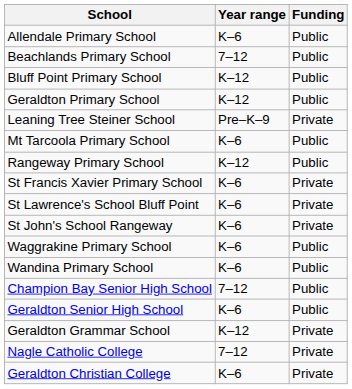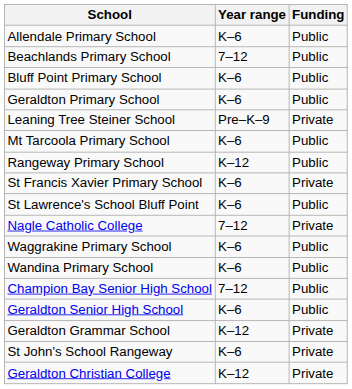(234, 78) K–12 -> (230, 78) K–6
(234, 99) K–12 -> (230, 99) K–6
(313, 204) Private -> (310, 204) Public
rows swapped: (90, 225) <-> (75, 352)
(230, 373) K–6 -> (234, 373) K–12
